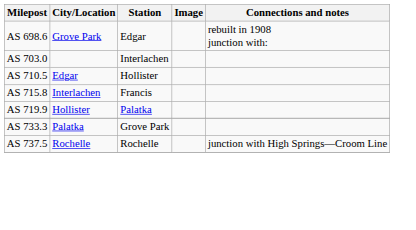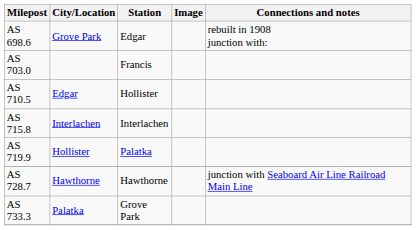(144, 59) Interlachen -> (136, 65) Francis
(136, 93) Francis -> (144, 123) Interlachen
+ row: (19, 181)
- row: (27, 144)
